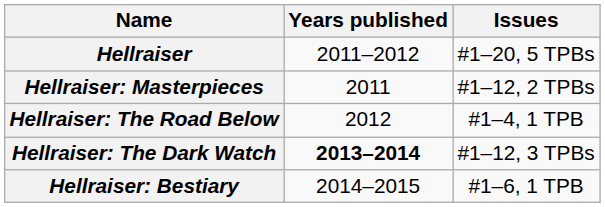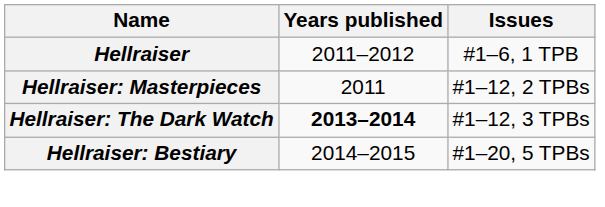(526, 53) #1–20, 5 TPBs -> (521, 53) #1–6, 1 TPB
- row: (144, 119)
(526, 185) #1–6, 1 TPB -> (521, 152) #1–20, 5 TPBs
